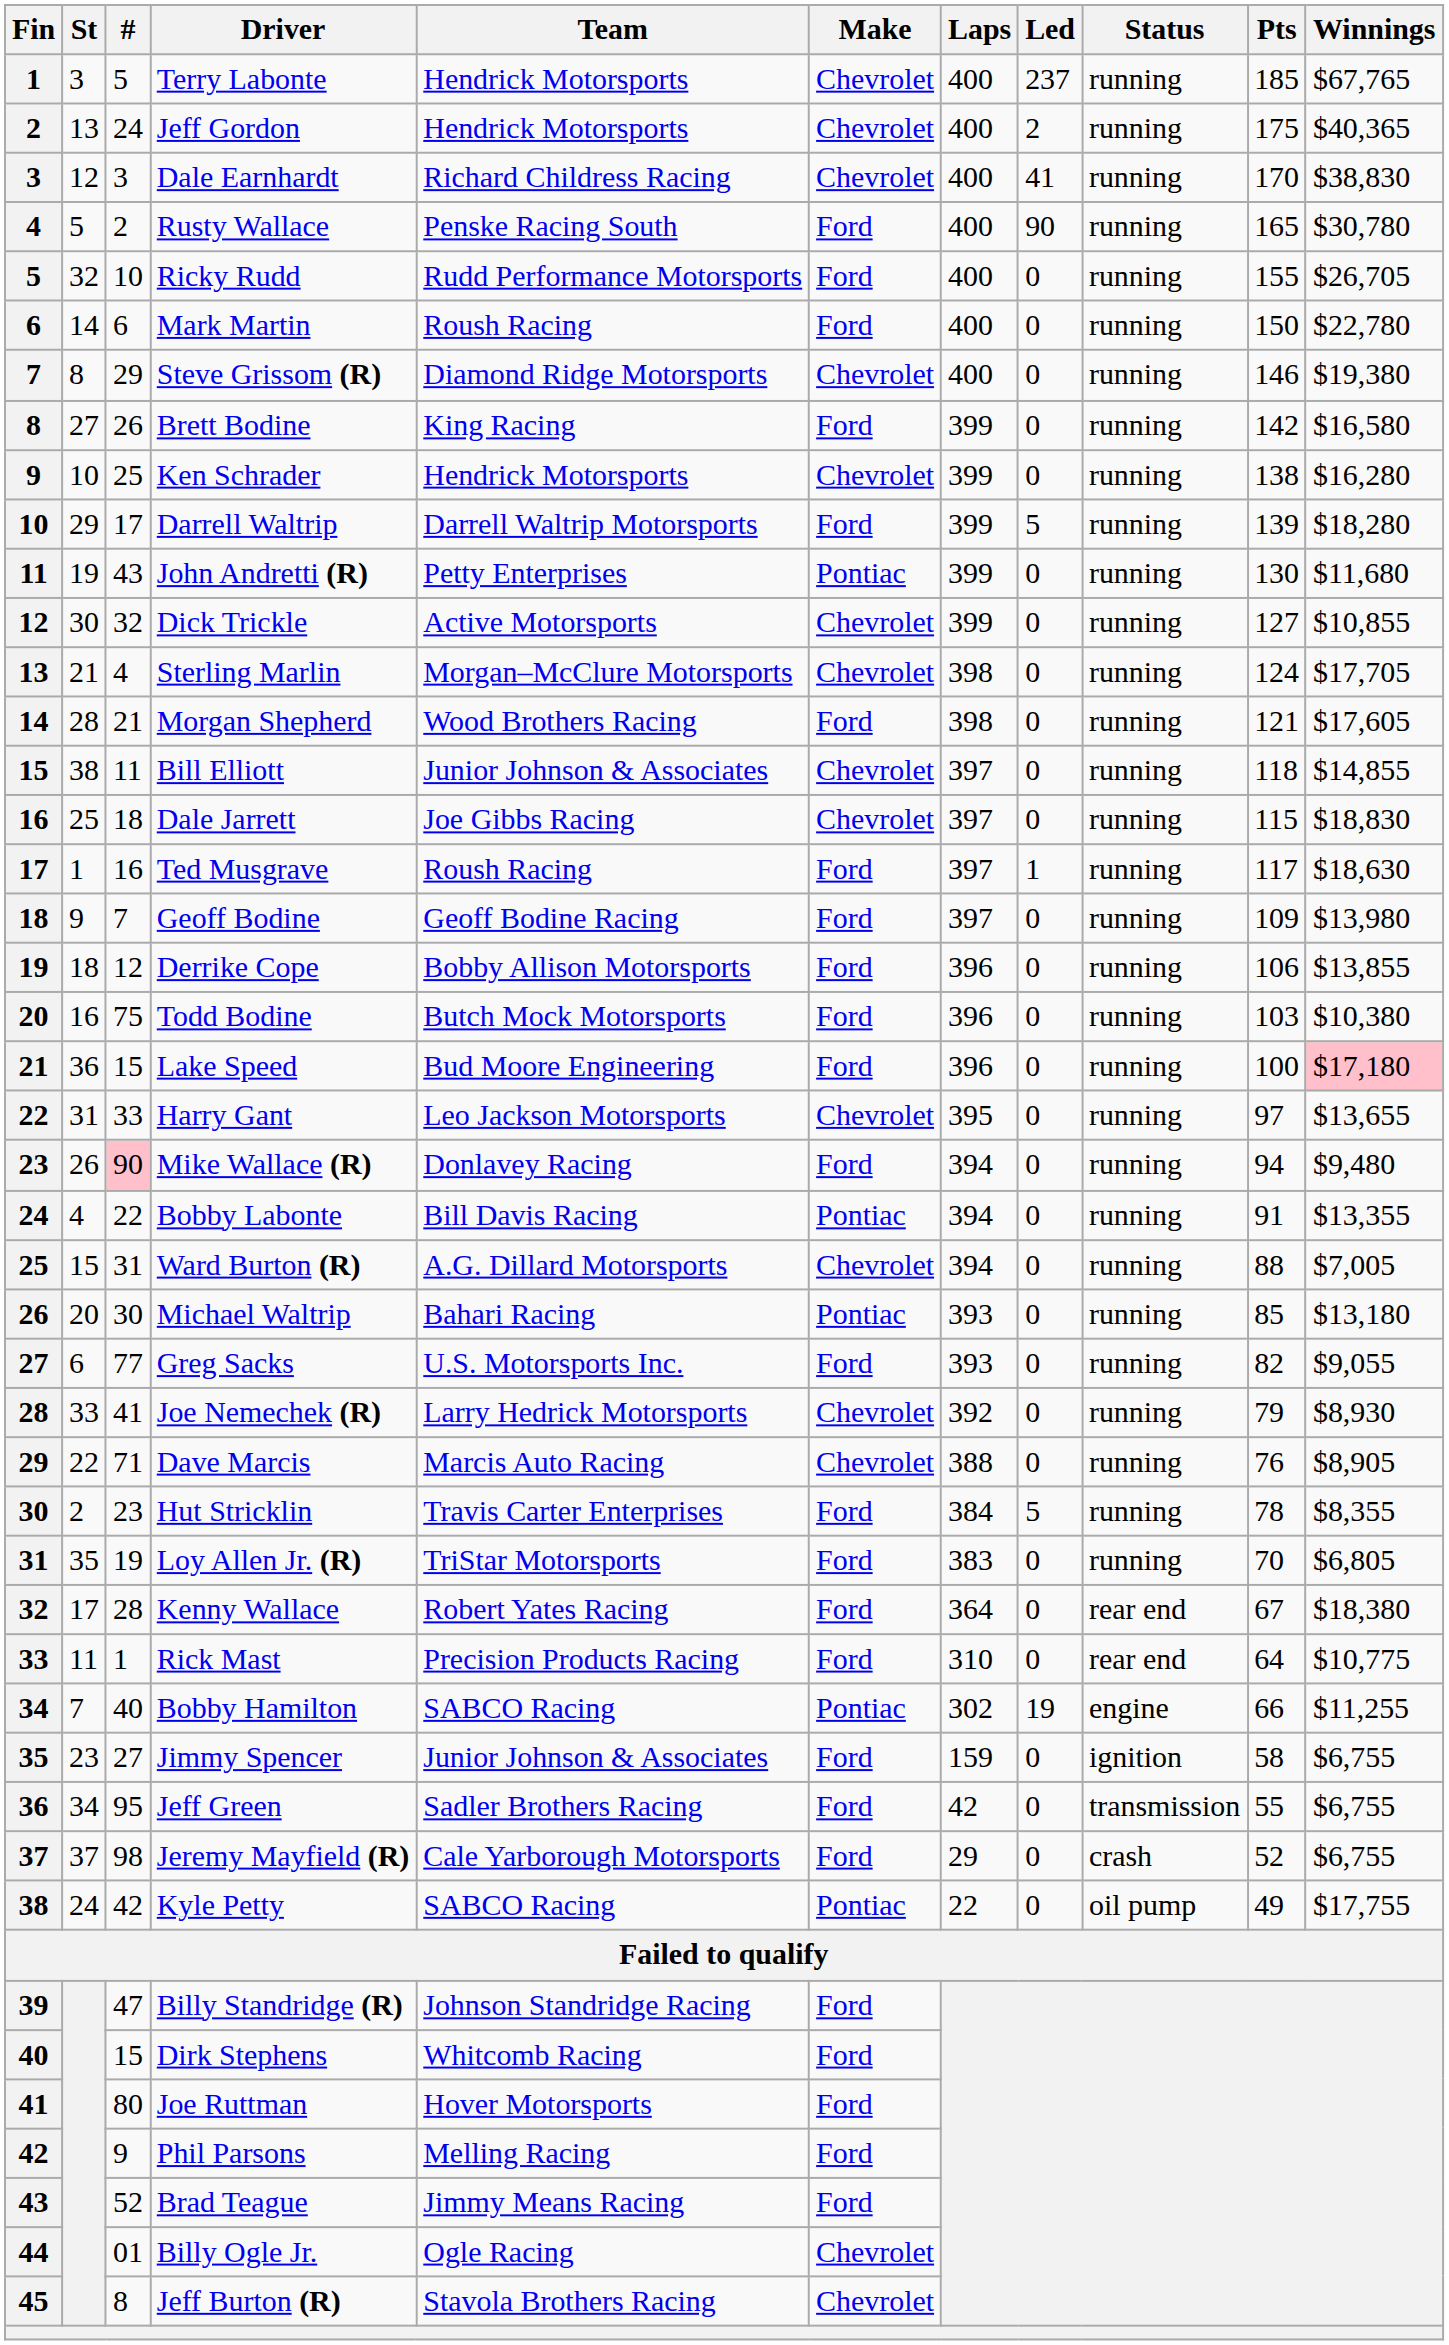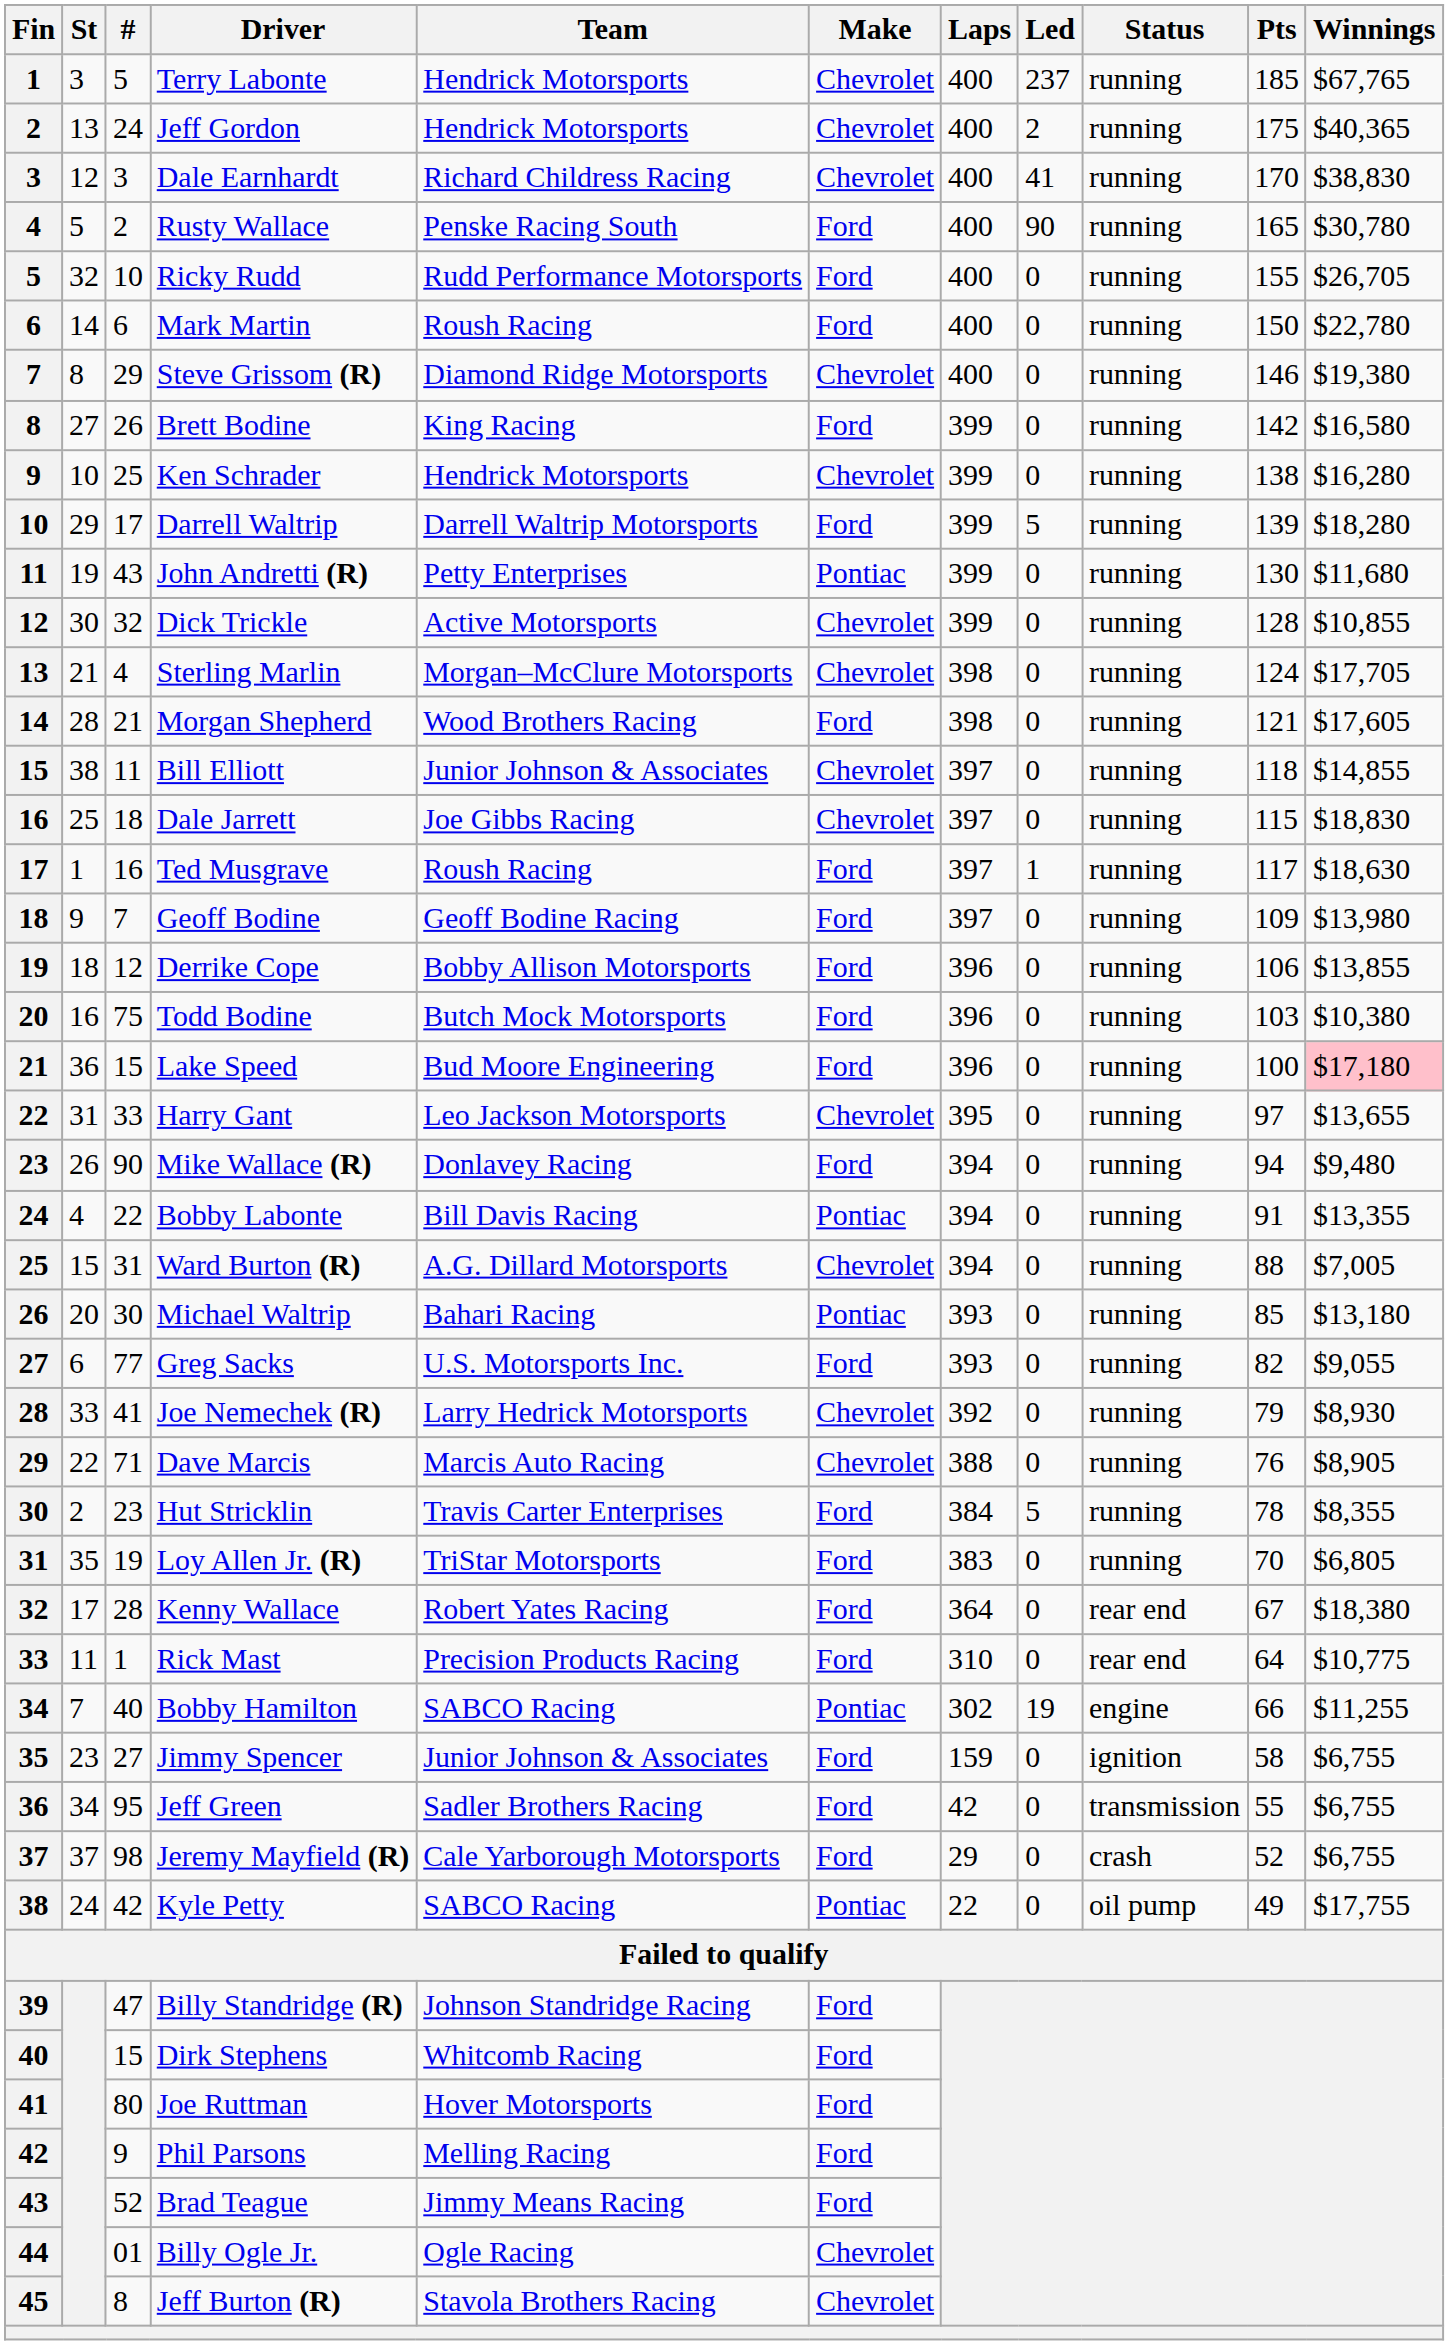(1277, 621) 127 -> (1277, 621) 128
(128, 1164) pink background -> (128, 1164) no background
